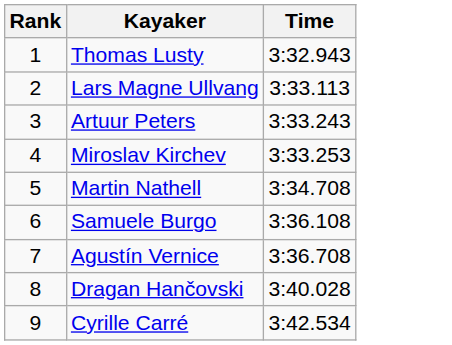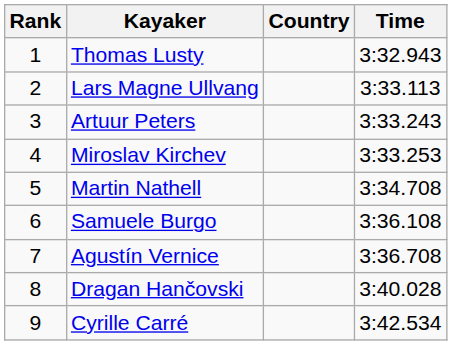+ column: (309, 21)
